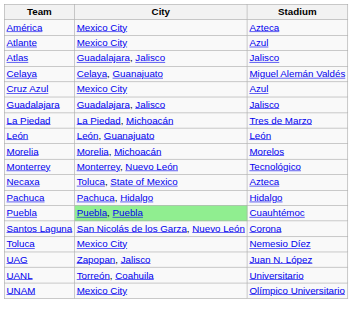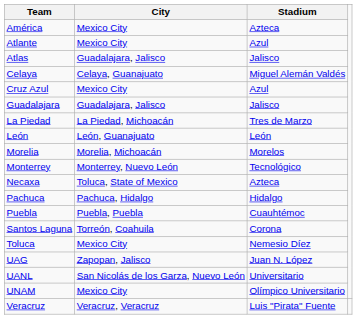(110, 213) lightgreen background -> (110, 213) no background
(161, 228) San Nicolás de los Garza, Nuevo León -> (115, 228) Torreón, Coahuila
(115, 275) Torreón, Coahuila -> (161, 275) San Nicolás de los Garza, Nuevo León
+ row: (26, 306)
